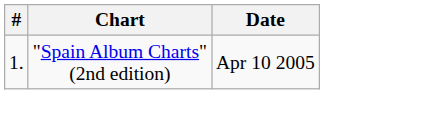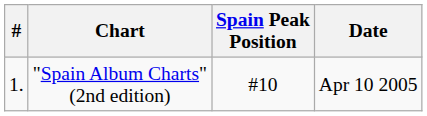+ column: (263, 30)
